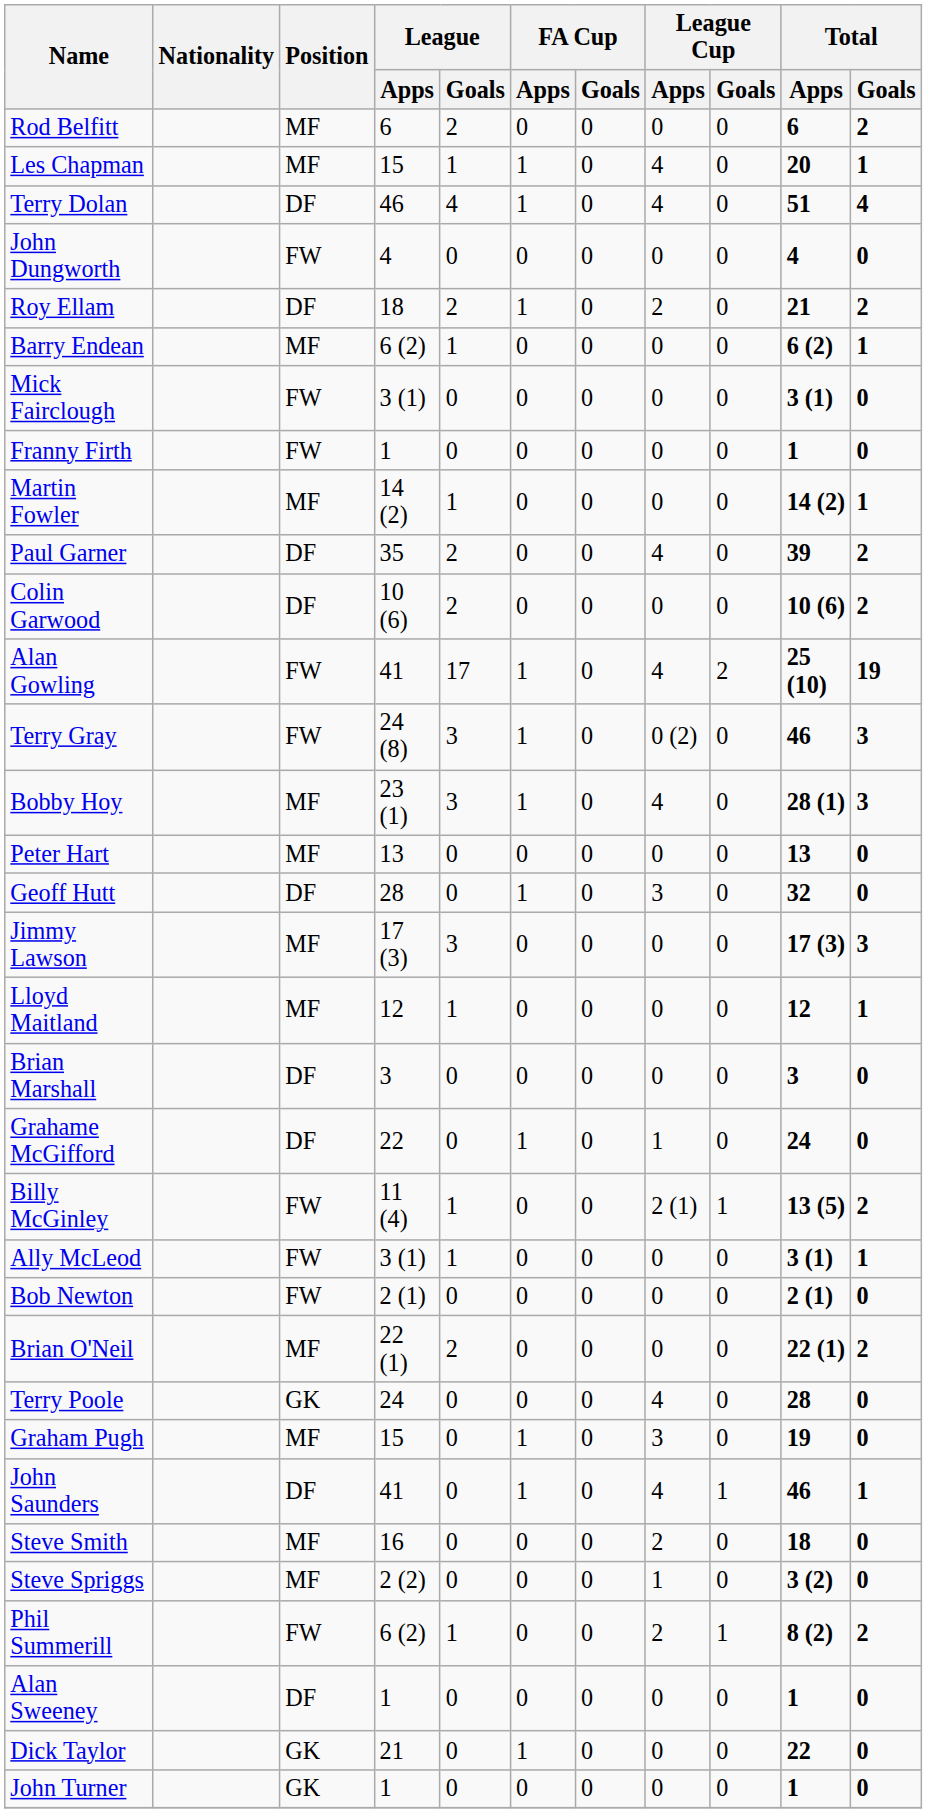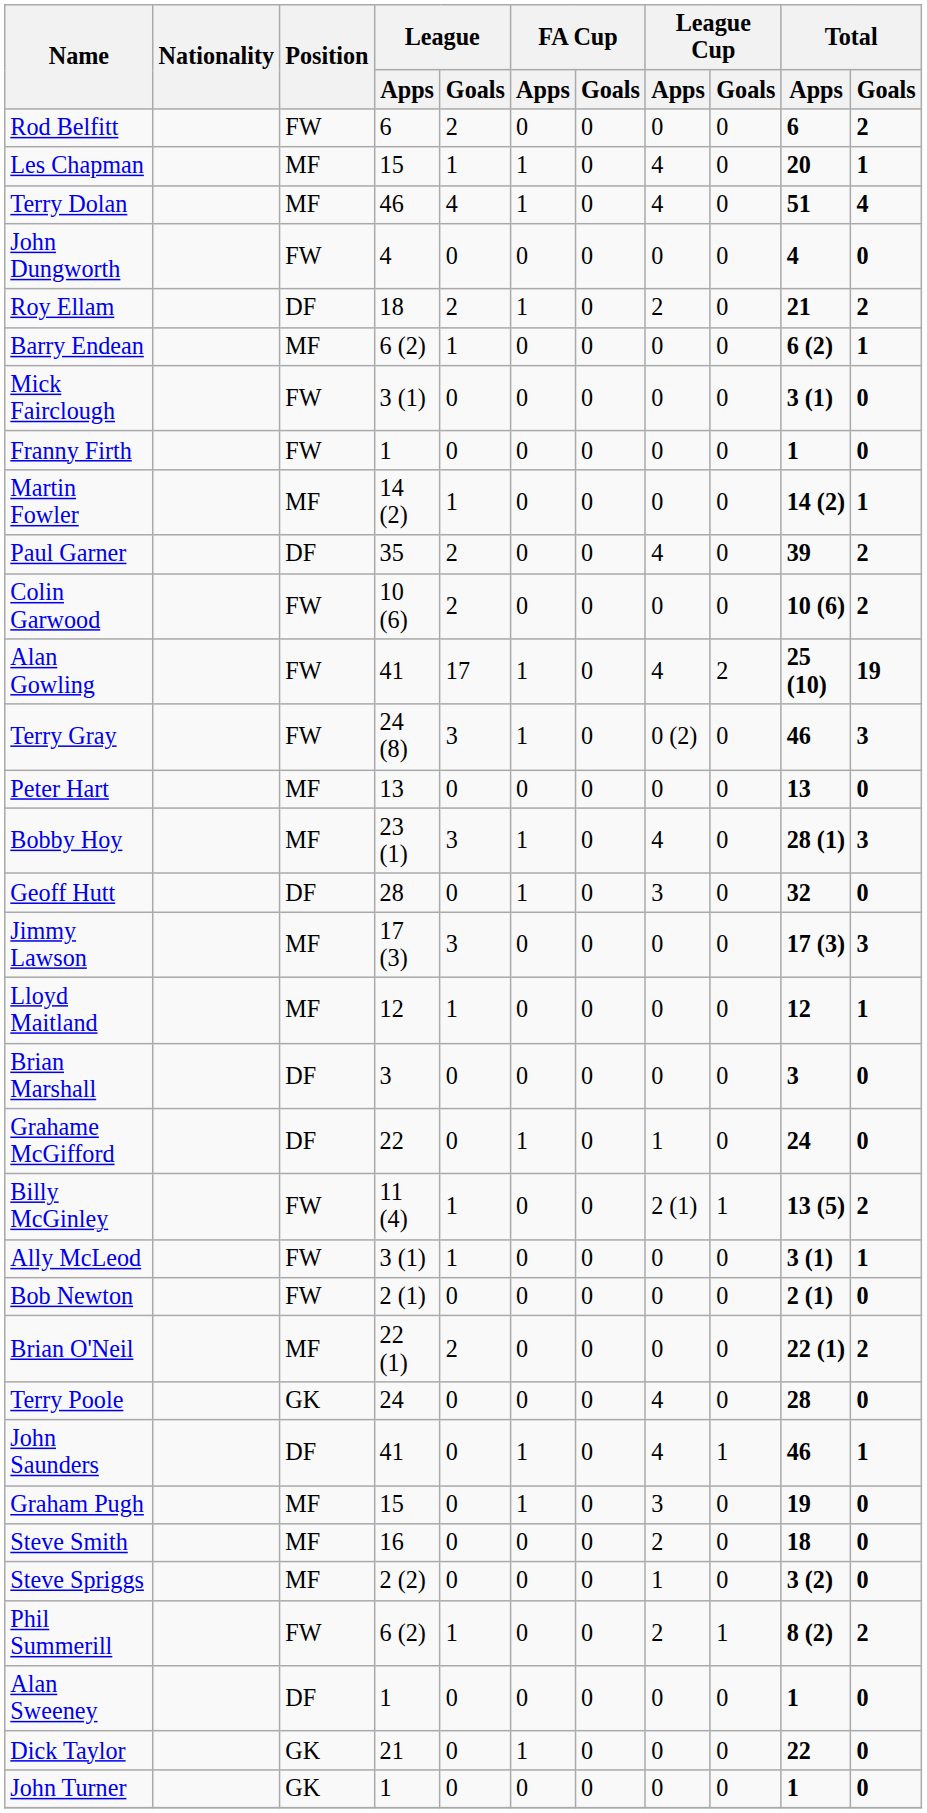(303, 127) MF -> (303, 127) FW
(301, 204) DF -> (303, 204) MF
(301, 605) DF -> (303, 605) FW
rows swapped: (60, 854) <-> (66, 802)
rows swapped: (77, 1438) <-> (55, 1490)
